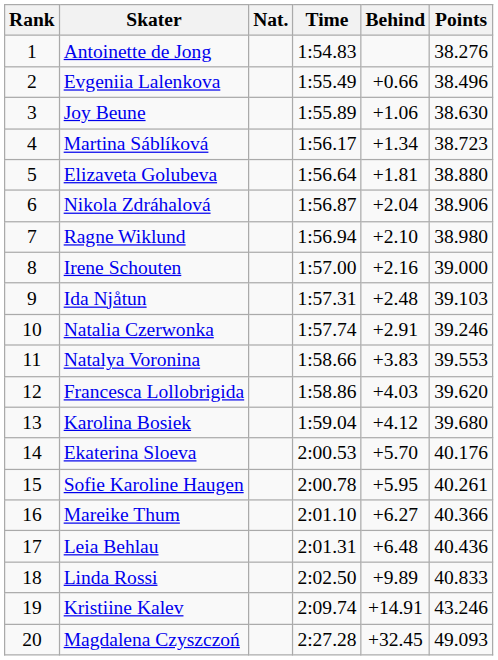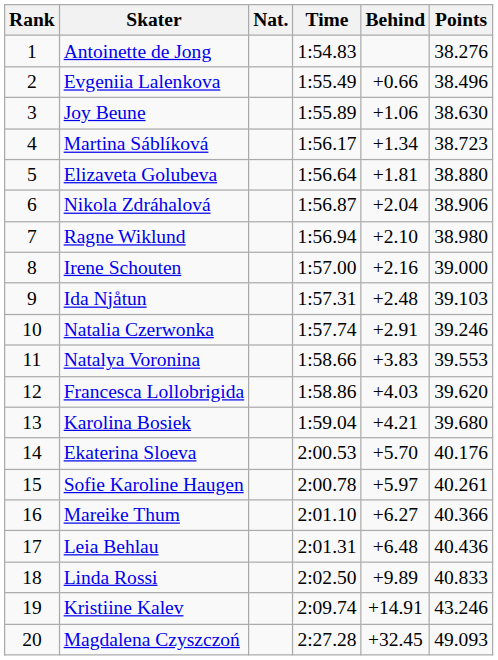(395, 422) +4.12 -> (395, 422) +4.21
(395, 484) +5.95 -> (395, 484) +5.97
